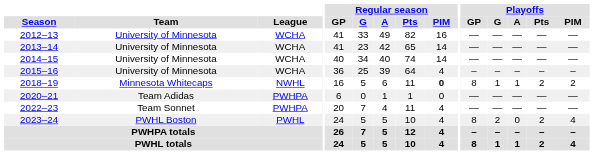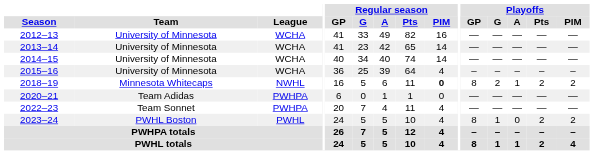(497, 83) 1 -> (497, 83) 2
(497, 120) 2 -> (497, 120) 1
(573, 120) 4 -> (573, 120) 2
